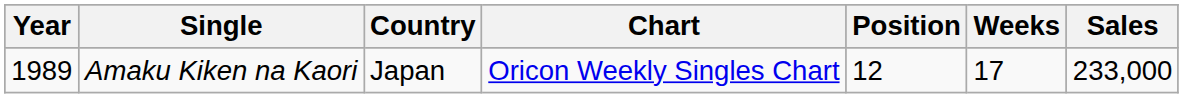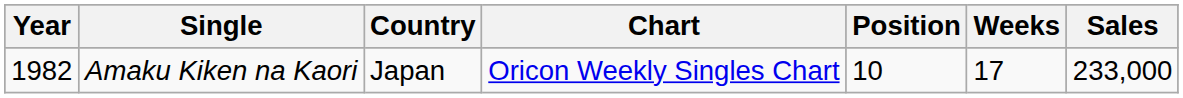(42, 69) 1989 -> (42, 69) 1982
(868, 69) 12 -> (868, 69) 10
